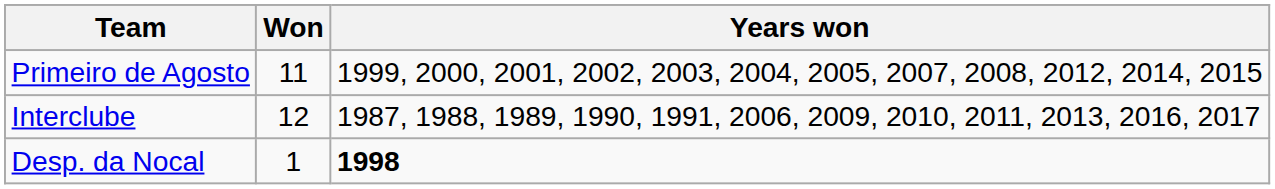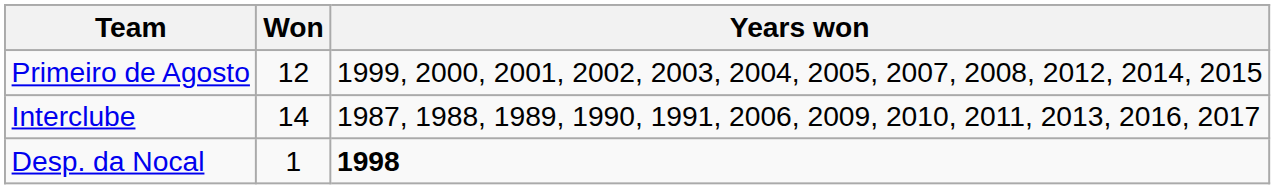(293, 72) 11 -> (293, 72) 12
(293, 117) 12 -> (293, 117) 14
